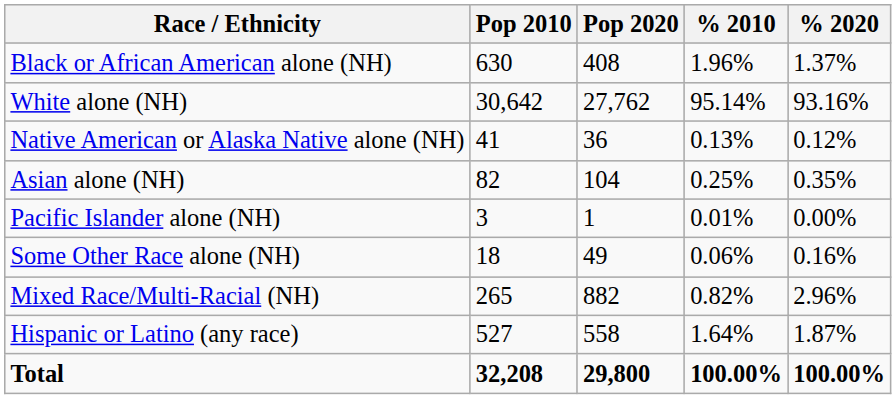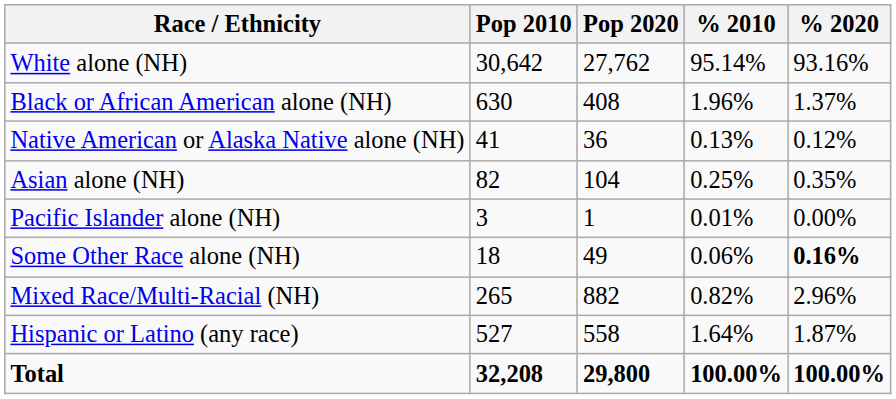rows swapped: (99, 101) <-> (201, 62)
(825, 256) normal -> (827, 256) bold
